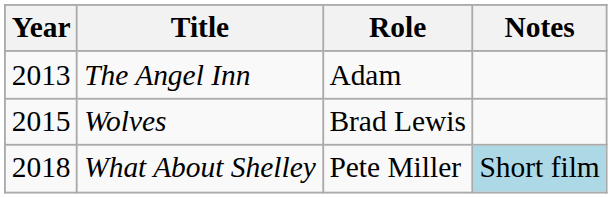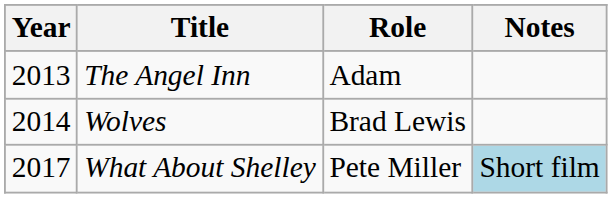(41, 121) 2015 -> (41, 121) 2014
(41, 167) 2018 -> (41, 167) 2017
